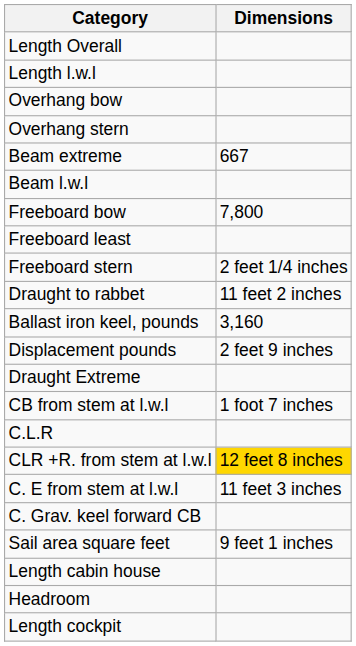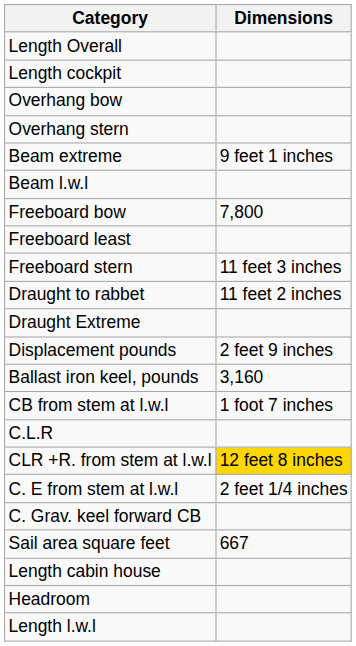rows swapped: (52, 73) <-> (65, 626)
(234, 156) 667 -> (276, 156) 9 feet 1 inches
(284, 267) 2 feet 1/4 inches -> (281, 267) 11 feet 3 inches
rows swapped: (74, 377) <-> (104, 322)
(281, 488) 11 feet 3 inches -> (284, 488) 2 feet 1/4 inches
(276, 543) 9 feet 1 inches -> (234, 543) 667
